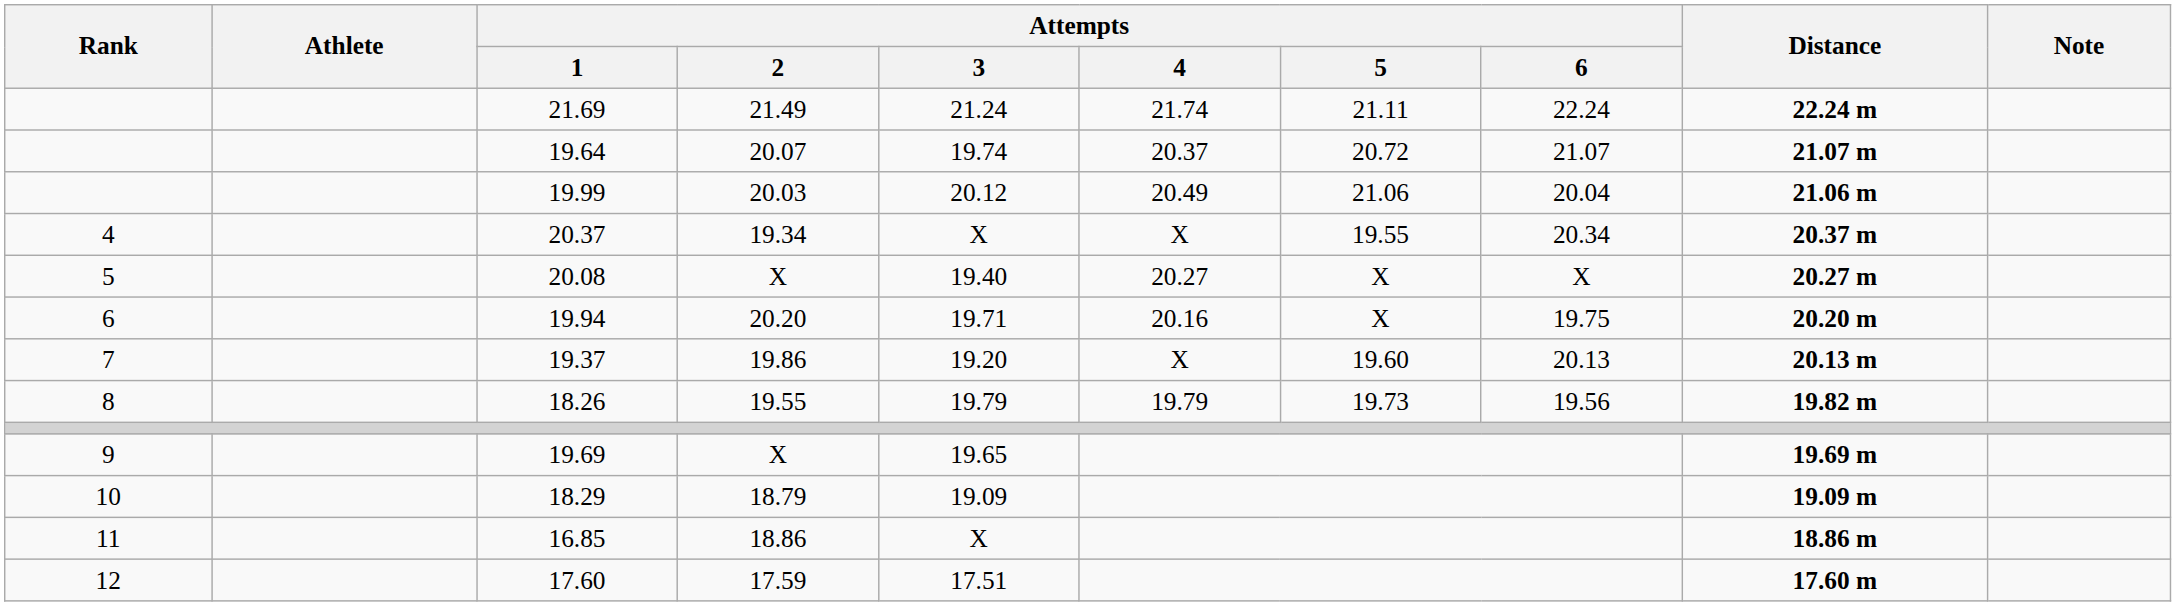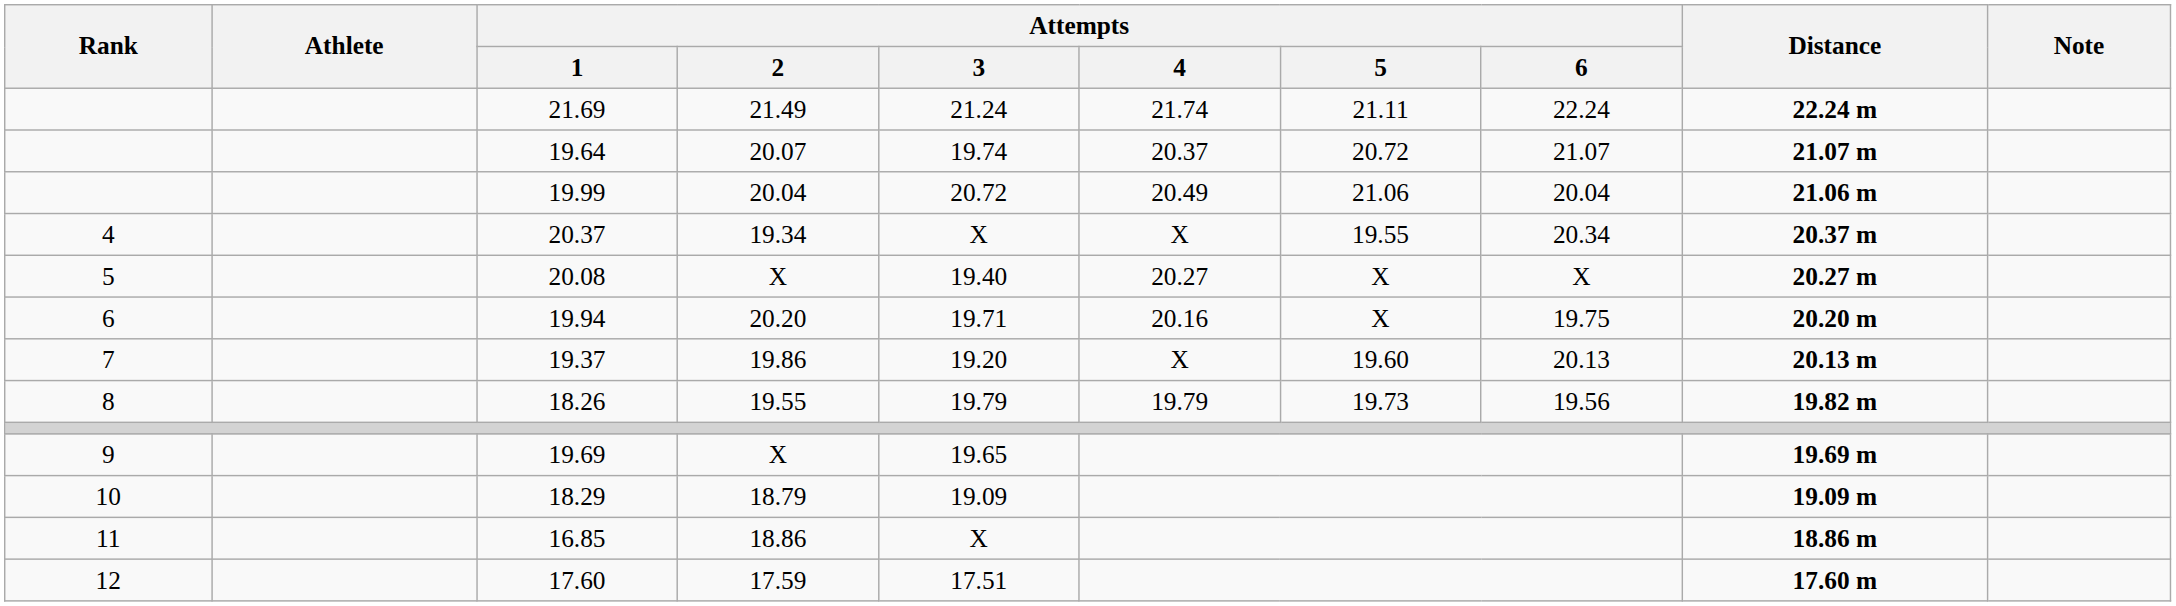(778, 192) 20.03 -> (778, 192) 20.04
(979, 192) 20.12 -> (979, 192) 20.72
